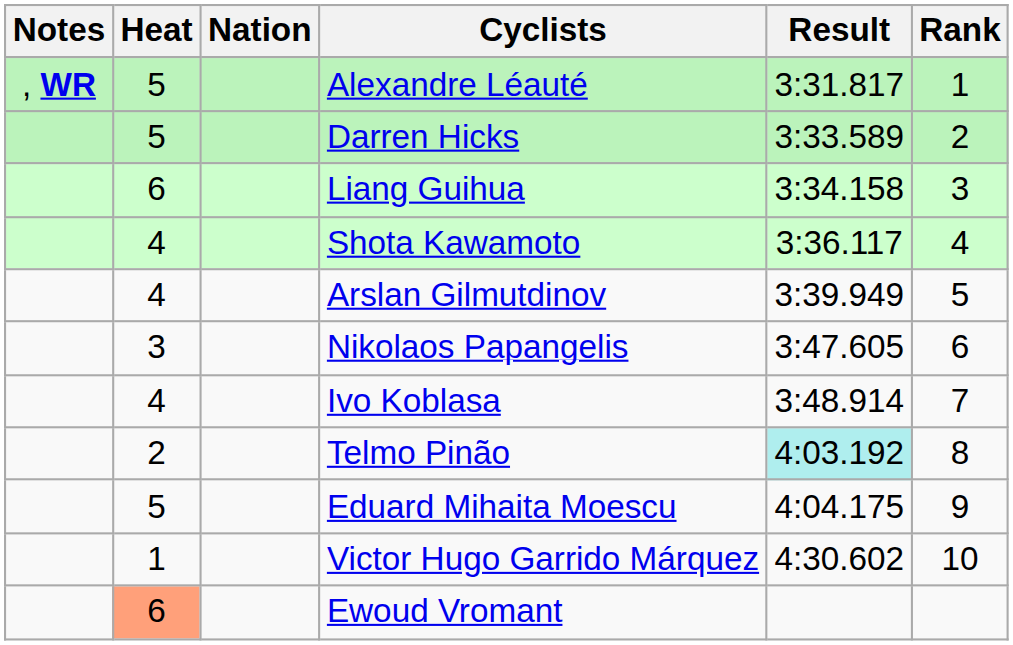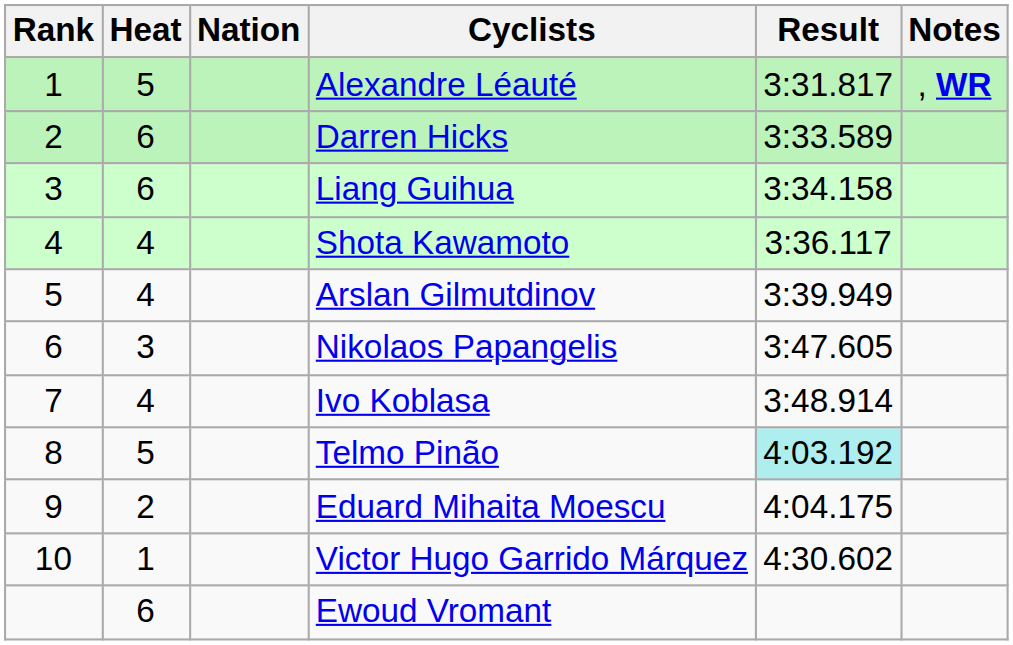columns swapped: (960, 30) <-> (59, 30)
(157, 136) 5 -> (146, 136) 6
(157, 453) 2 -> (146, 453) 5
(157, 505) 5 -> (146, 505) 2
(157, 611) lightsalmon background -> (146, 611) no background
